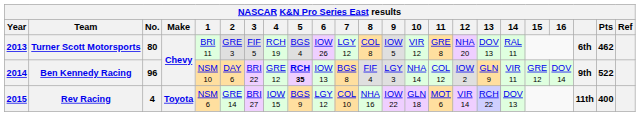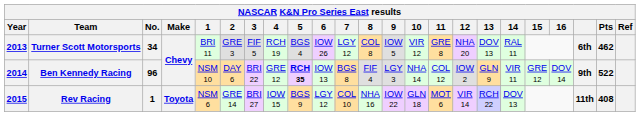(152, 47) 80 -> (152, 47) 34
(152, 99) 4 -> (152, 99) 1
(606, 99) 400 -> (606, 99) 408
